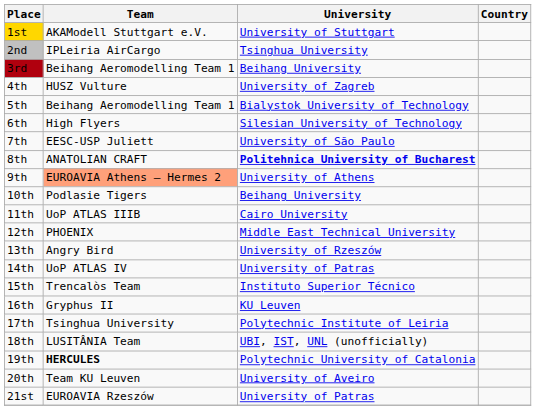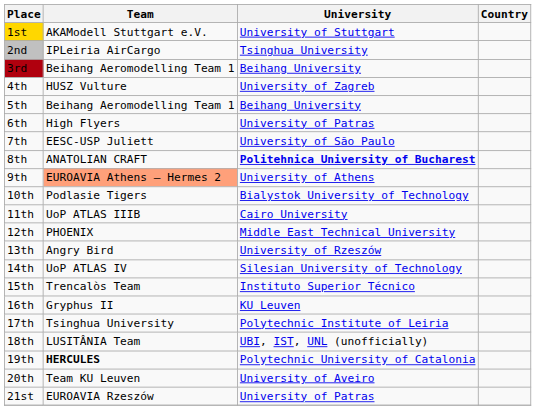(354, 105) Bialystok University of Technology -> (300, 105) Beihang University
(351, 123) Silesian University of Technology -> (307, 123) University of Patras
(300, 196) Beihang University -> (354, 196) Bialystok University of Technology
(307, 269) University of Patras -> (351, 269) Silesian University of Technology
